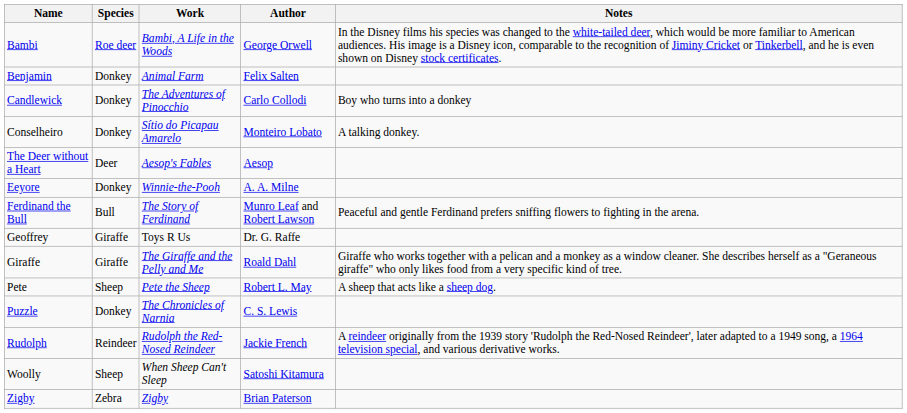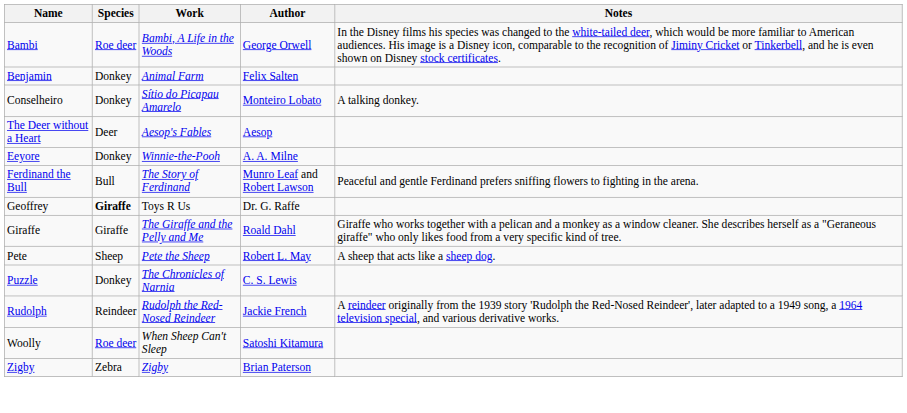- row: (35, 100)
(111, 237) normal -> (113, 206) bold
(109, 374) Sheep -> (116, 343) Roe deer
